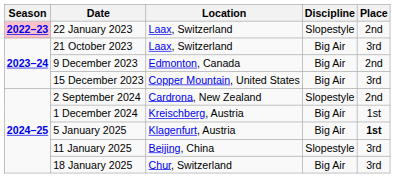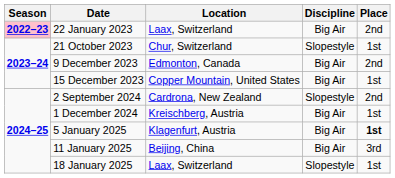(330, 30) Slopestyle -> (330, 30) Big Air
(191, 47) Laax, Switzerland -> (190, 47) Chur, Switzerland
(330, 47) Big Air -> (330, 47) Slopestyle
(374, 47) 3rd -> (374, 47) 1st
(374, 80) 3rd -> (374, 80) 1st
(330, 148) Slopestyle -> (330, 148) Big Air
(190, 165) Chur, Switzerland -> (191, 165) Laax, Switzerland
(330, 165) Big Air -> (330, 165) Slopestyle
(374, 165) 3rd -> (374, 165) 1st
